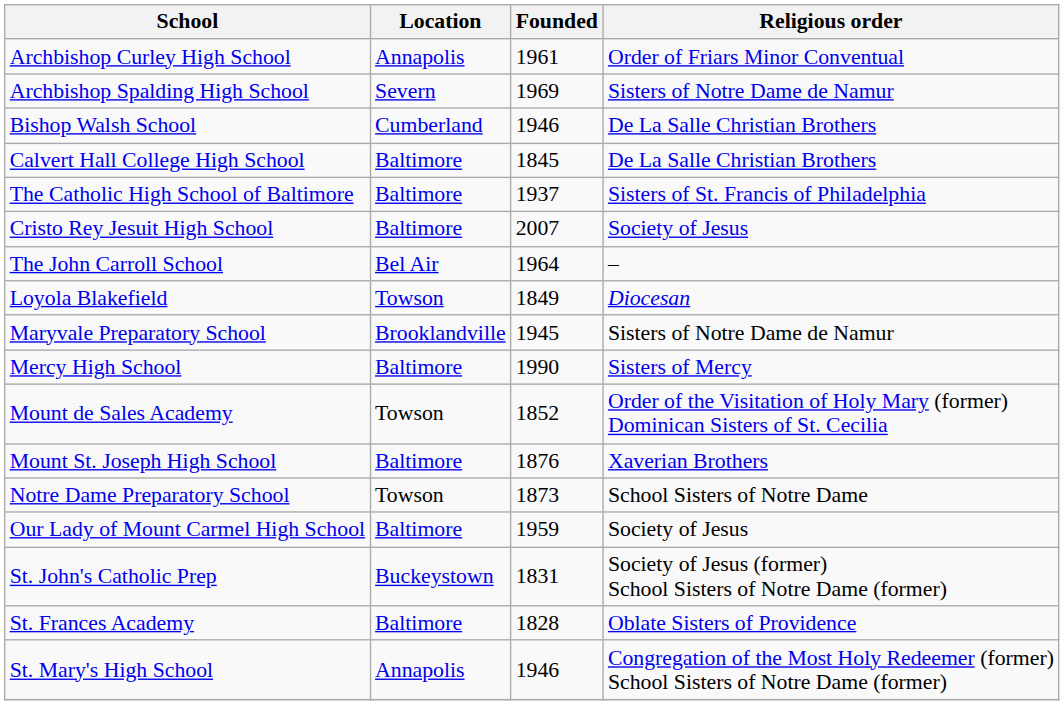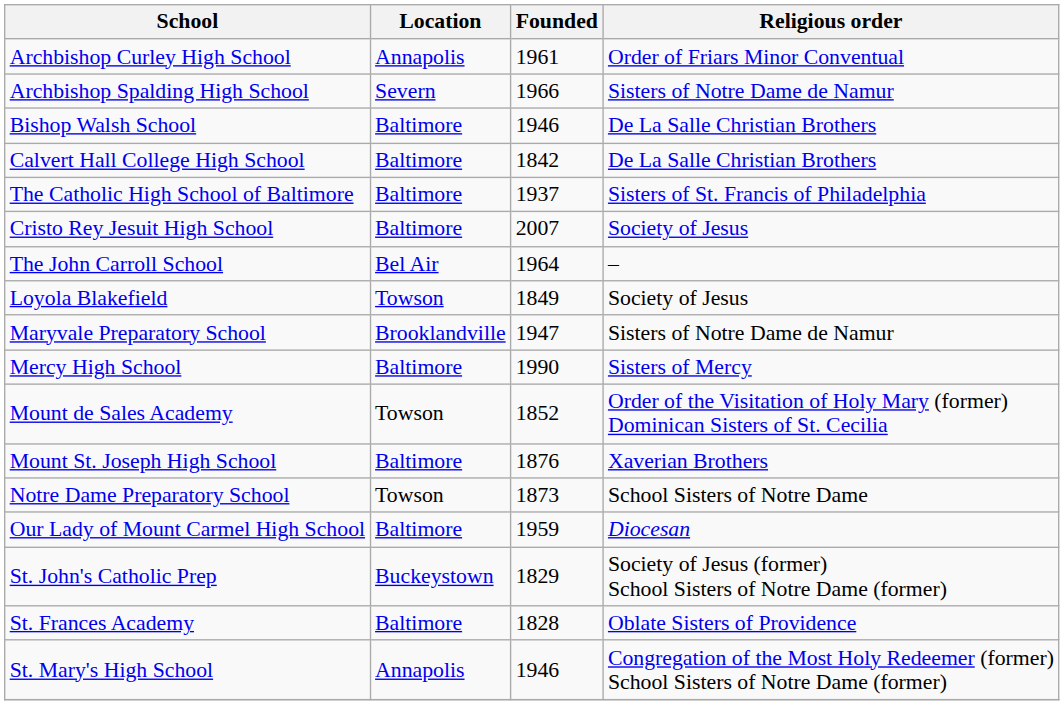(537, 90) 1969 -> (537, 90) 1966
(429, 125) Cumberland -> (419, 125) Baltimore
(537, 159) 1845 -> (537, 159) 1842
(649, 297) Diocesan -> (678, 297) Society of Jesus
(537, 332) 1945 -> (537, 332) 1947
(678, 529) Society of Jesus -> (649, 529) Diocesan
(537, 576) 1831 -> (537, 576) 1829
